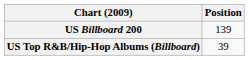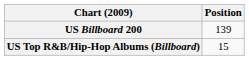(223, 47) 39 -> (223, 47) 15
